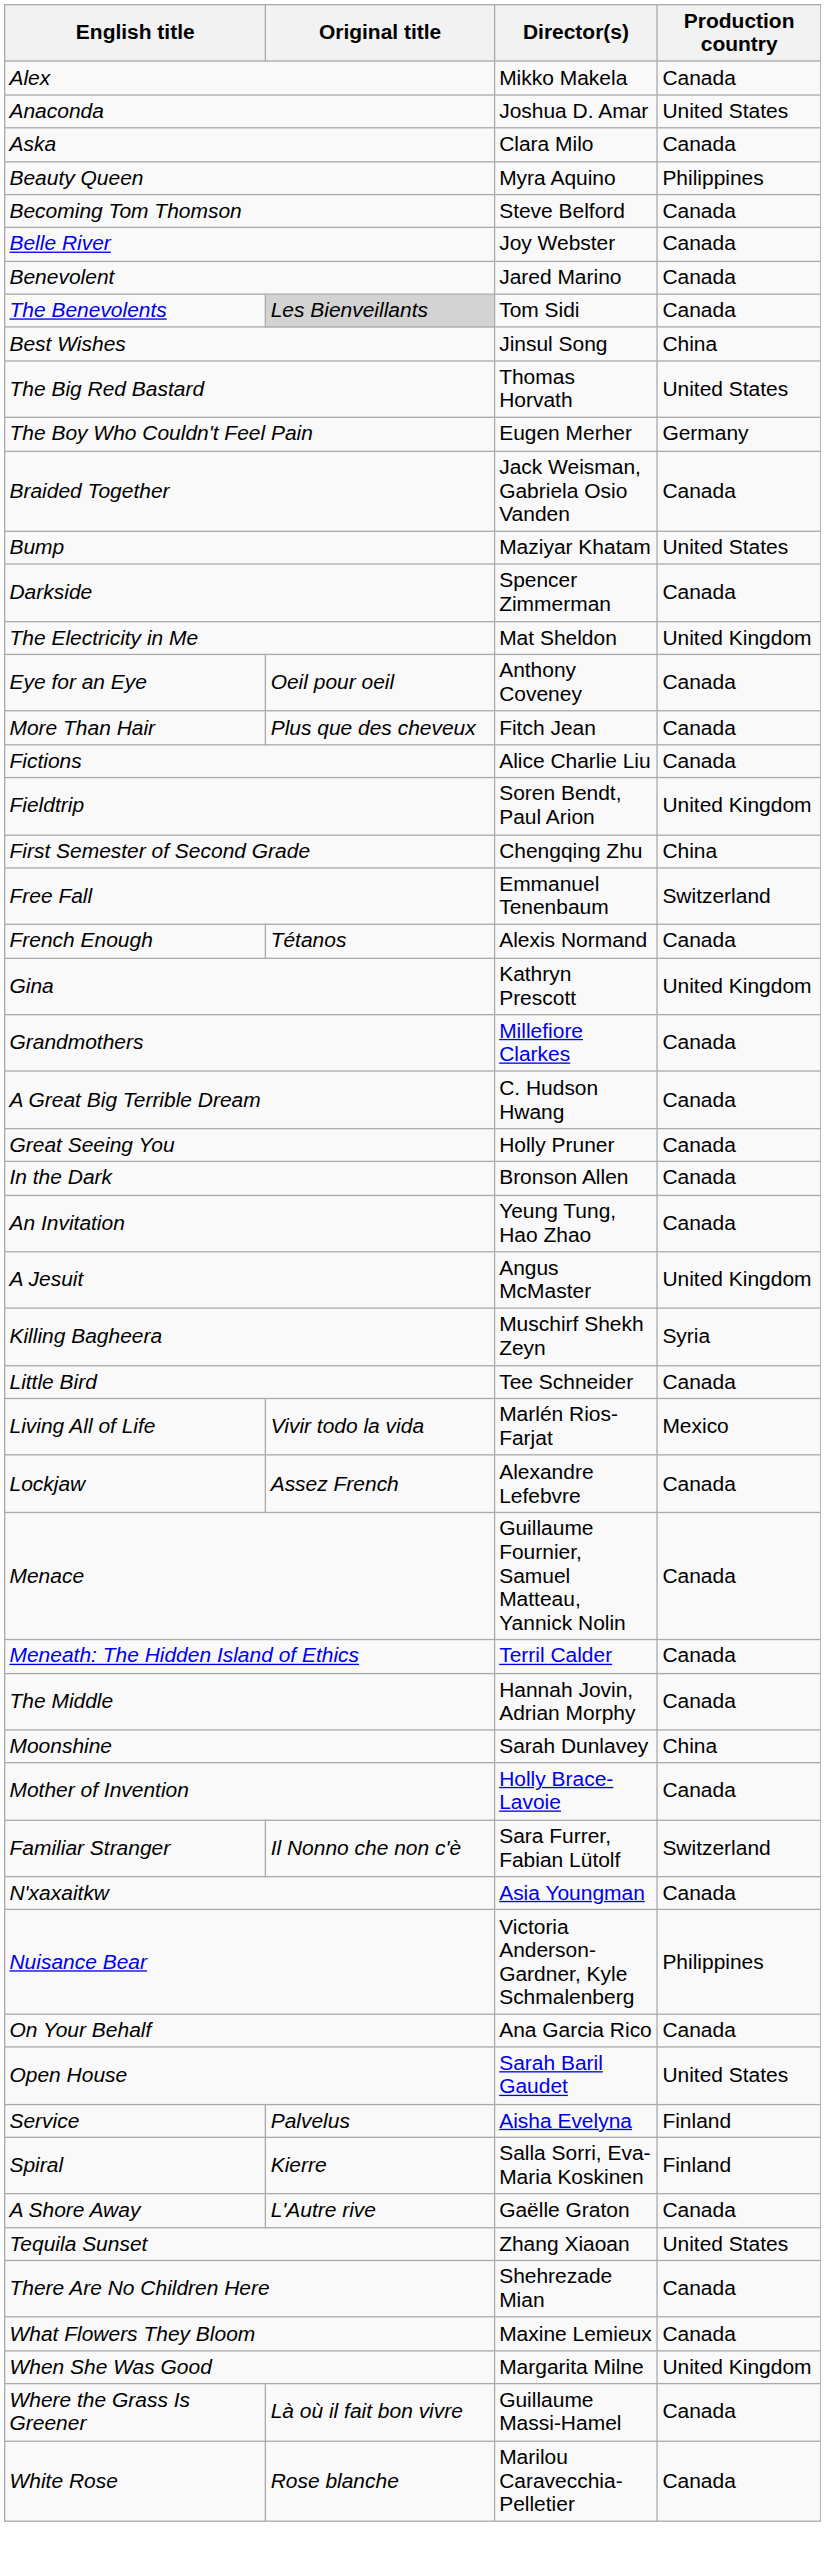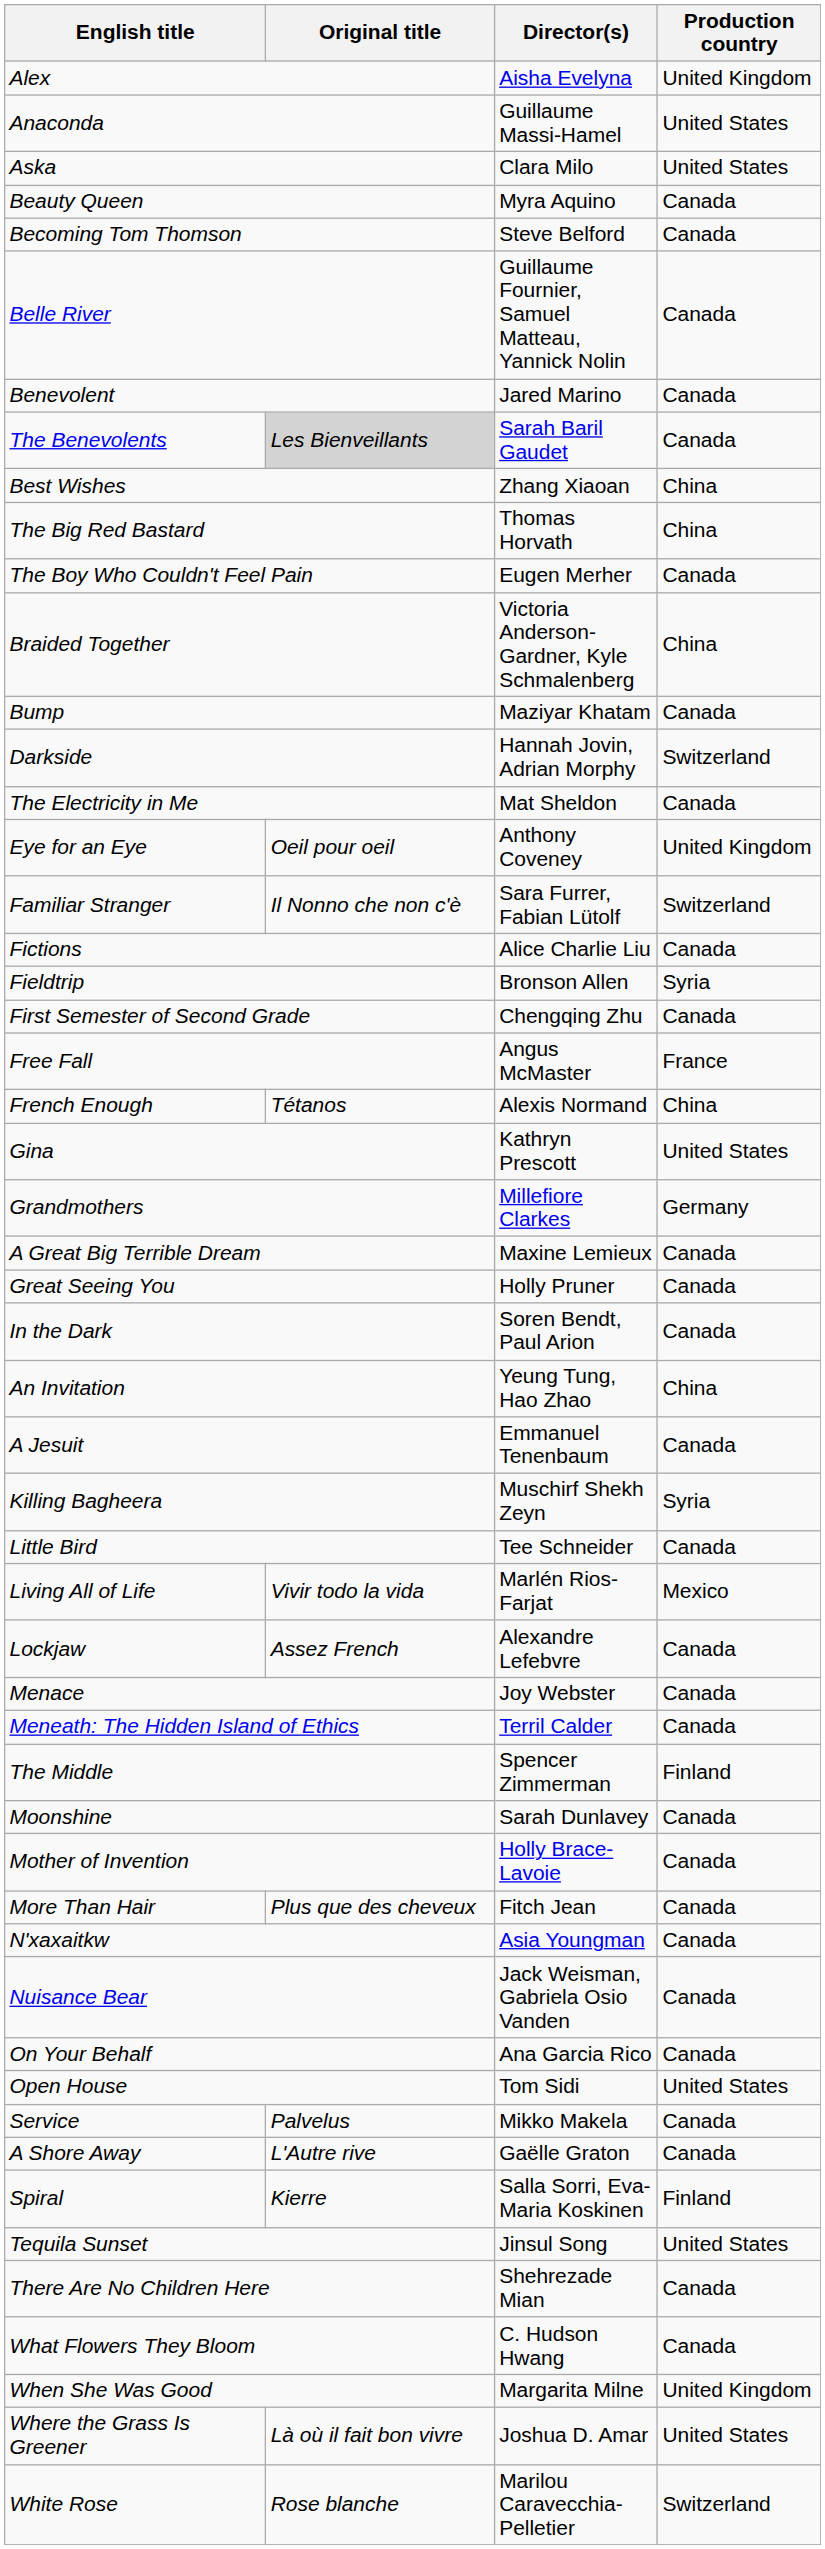(563, 77) Mikko Makela -> (566, 77) Aisha Evelyna
(699, 77) Canada -> (737, 77) United Kingdom
(574, 111) Joshua D. Amar -> (560, 122) Guillaume Massi-Hamel
(699, 144) Canada -> (725, 168) United States
(713, 177) Philippines -> (699, 201) Canada
(557, 244) Joy Webster -> (562, 314) Guillaume Fournier, Samuel Matteau, Yannick Nolin
(539, 310) Tom Sidi -> (551, 440) Sarah Baril Gaudet
(553, 343) Jinsul Song -> (564, 485) Zhang Xiaoan
(725, 388) United States -> (690, 530) China
(705, 433) Germany -> (699, 575) Canada
(570, 490) Jack Weisman, Gabriela Osio Vanden -> (567, 644) Victoria Anderson-Gardner, Kyle Schmalenberg
(699, 490) Canada -> (690, 644) China
(725, 547) United States -> (699, 712) Canada
(555, 592) Spencer Zimmerman -> (567, 757) Hannah Jovin, Adrian Morphy
(699, 592) Canada -> (717, 757) Switzerland
(737, 637) United Kingdom -> (699, 802) Canada
(699, 682) Canada -> (737, 847) United Kingdom
rows swapped: (90, 1848) <-> (82, 727)
(560, 805) Soren Bendt, Paul Arion -> (564, 982) Bronson Allen
(737, 805) United Kingdom -> (686, 982) Syria
(690, 851) China -> (699, 1016) Canada
(554, 896) Emmanuel Tenenbaum -> (545, 1061) Angus McMaster
(717, 896) Switzerland -> (695, 1061) France
(699, 941) Canada -> (690, 1106) China
(737, 986) United Kingdom -> (725, 1151) United States
(699, 1042) Canada -> (705, 1207) Germany
(549, 1099) C. Hudson Hwang -> (575, 1253) Maxine Lemieux
(564, 1178) Bronson Allen -> (560, 1331) Soren Bendt, Paul Arion
(699, 1223) Canada -> (690, 1388) China
(545, 1279) Angus McMaster -> (554, 1444) Emmanuel Tenenbaum
(737, 1279) United Kingdom -> (699, 1444) Canada
(562, 1575) Guillaume Fournier, Samuel Matteau, Yannick Nolin -> (557, 1693) Joy Webster
(567, 1701) Hannah Jovin, Adrian Morphy -> (555, 1771) Spencer Zimmerman
(699, 1701) Canada -> (697, 1771) Finland
(690, 1746) China -> (699, 1816) Canada
(567, 1961) Victoria Anderson-Gardner, Kyle Schmalenberg -> (570, 1997) Jack Weisman, Gabriela Osio Vanden
(713, 1961) Philippines -> (699, 1997) Canada
(551, 2075) Sarah Baril Gaudet -> (539, 2087) Tom Sidi
(566, 2120) Aisha Evelyna -> (563, 2120) Mikko Makela
(697, 2120) Finland -> (699, 2120) Canada
rows swapped: (75, 2210) <-> (36, 2165)
(564, 2243) Zhang Xiaoan -> (553, 2243) Jinsul Song
(575, 2333) Maxine Lemieux -> (549, 2345) C. Hudson Hwang
(560, 2412) Guillaume Massi-Hamel -> (574, 2435) Joshua D. Amar
(699, 2412) Canada -> (725, 2435) United States
(699, 2480) Canada -> (717, 2504) Switzerland
